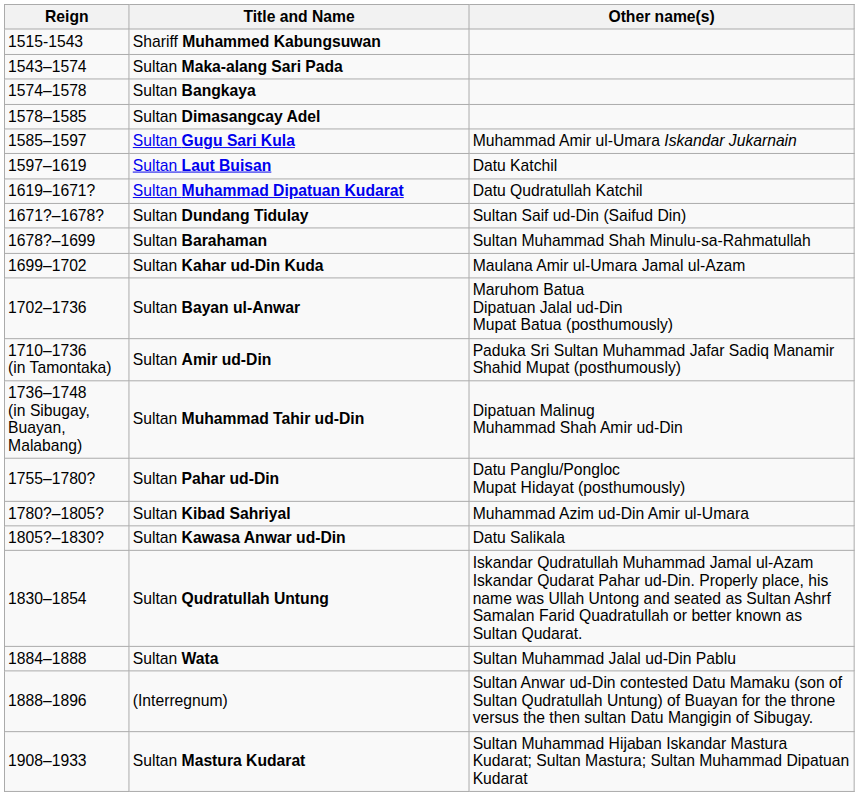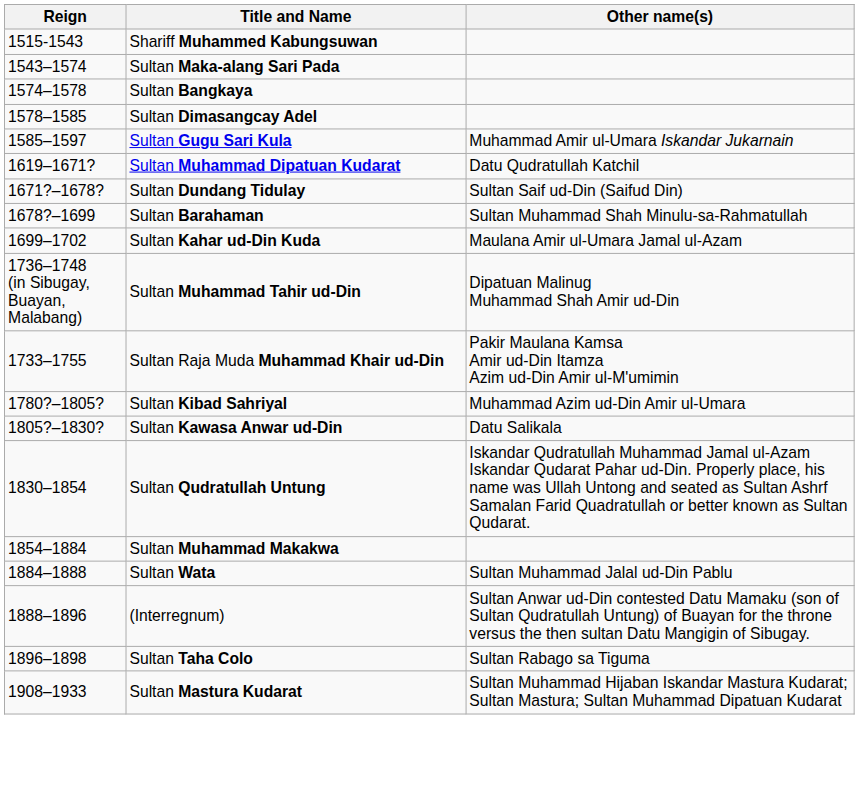- row: (202, 166)
- row: (216, 308)
- row: (202, 359)
+ row: (287, 361)
- row: (206, 479)
+ row: (234, 548)
+ row: (191, 658)
